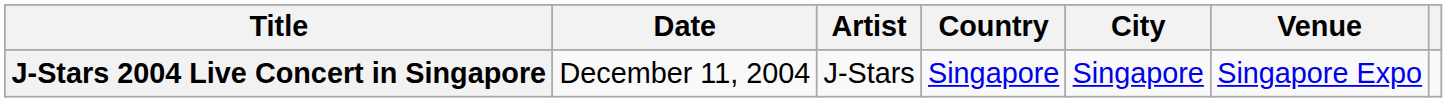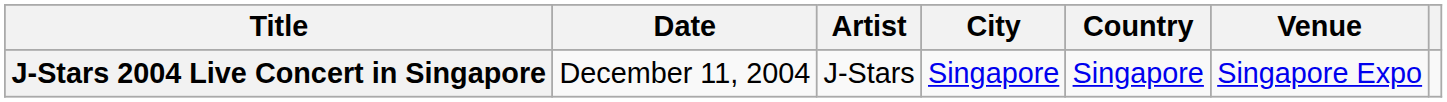columns swapped: (1138, 27) <-> (994, 27)
